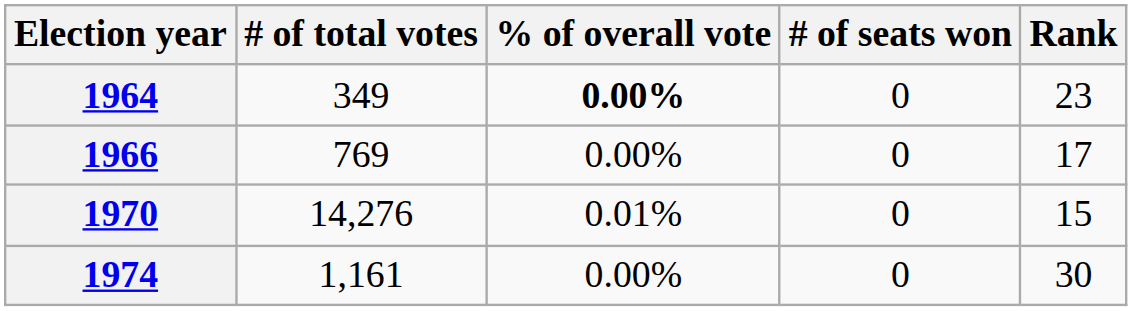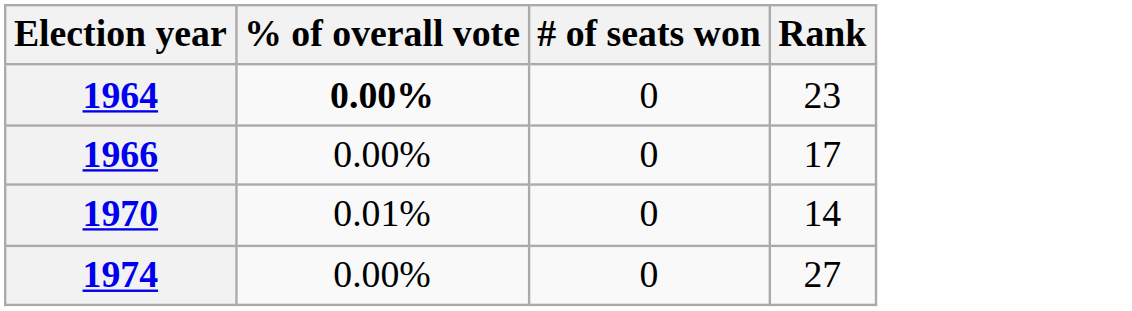- column: (361, 34)
(1074, 214) 15 -> (822, 214) 14
(1074, 273) 30 -> (822, 273) 27
